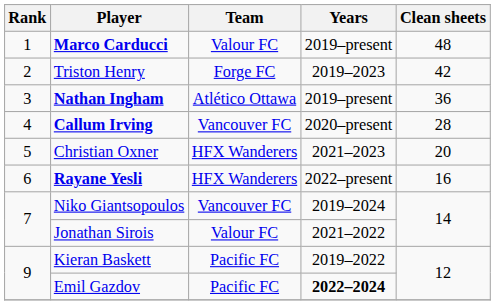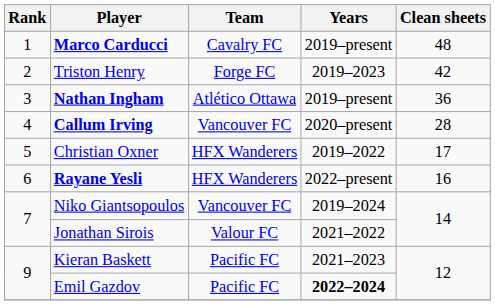(245, 44) Valour FC -> (245, 44) Cavalry FC
(349, 152) 2021–2023 -> (349, 152) 2019–2022
(443, 152) 20 -> (443, 152) 17
(349, 259) 2019–2022 -> (349, 259) 2021–2023
